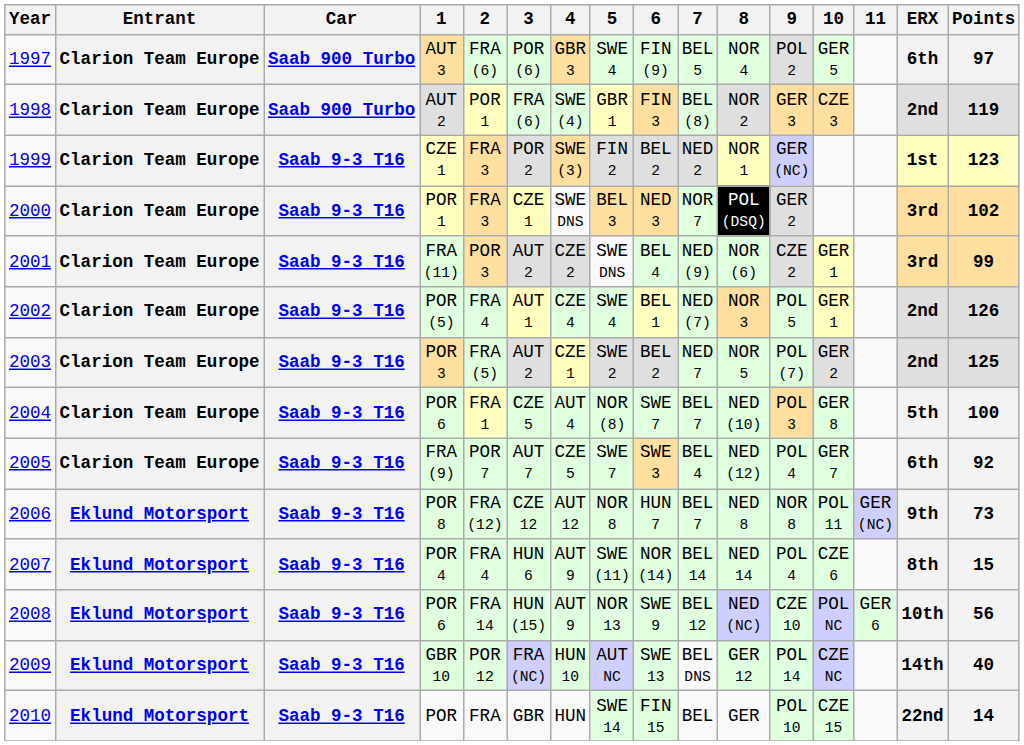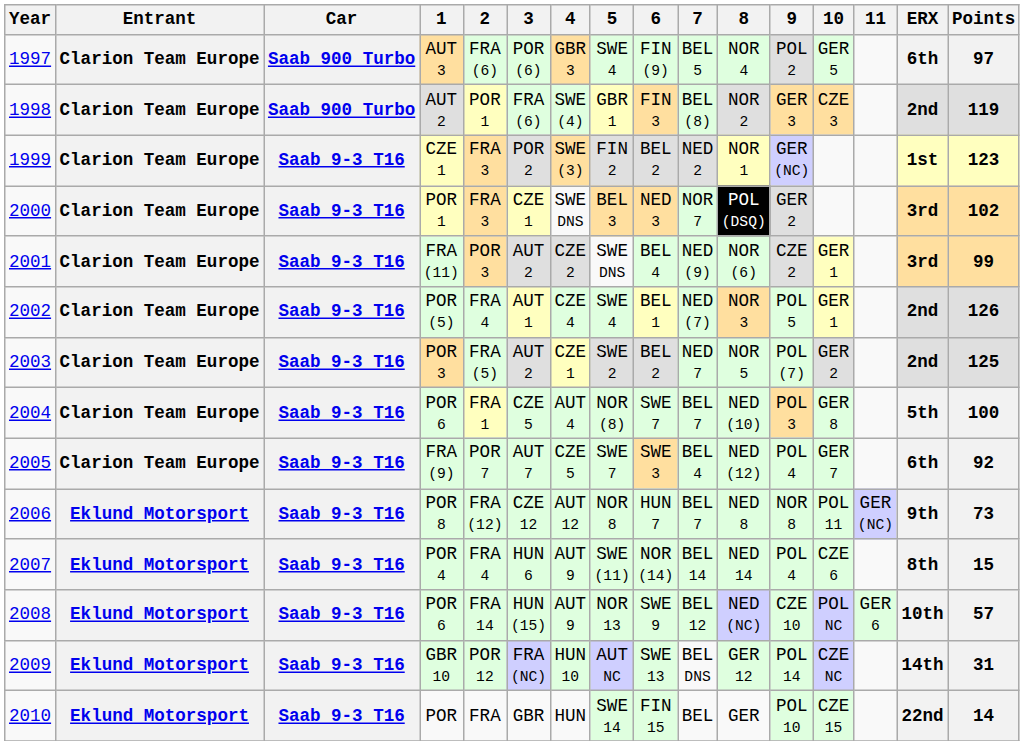(984, 614) 56 -> (984, 614) 57
(984, 665) 40 -> (984, 665) 31
